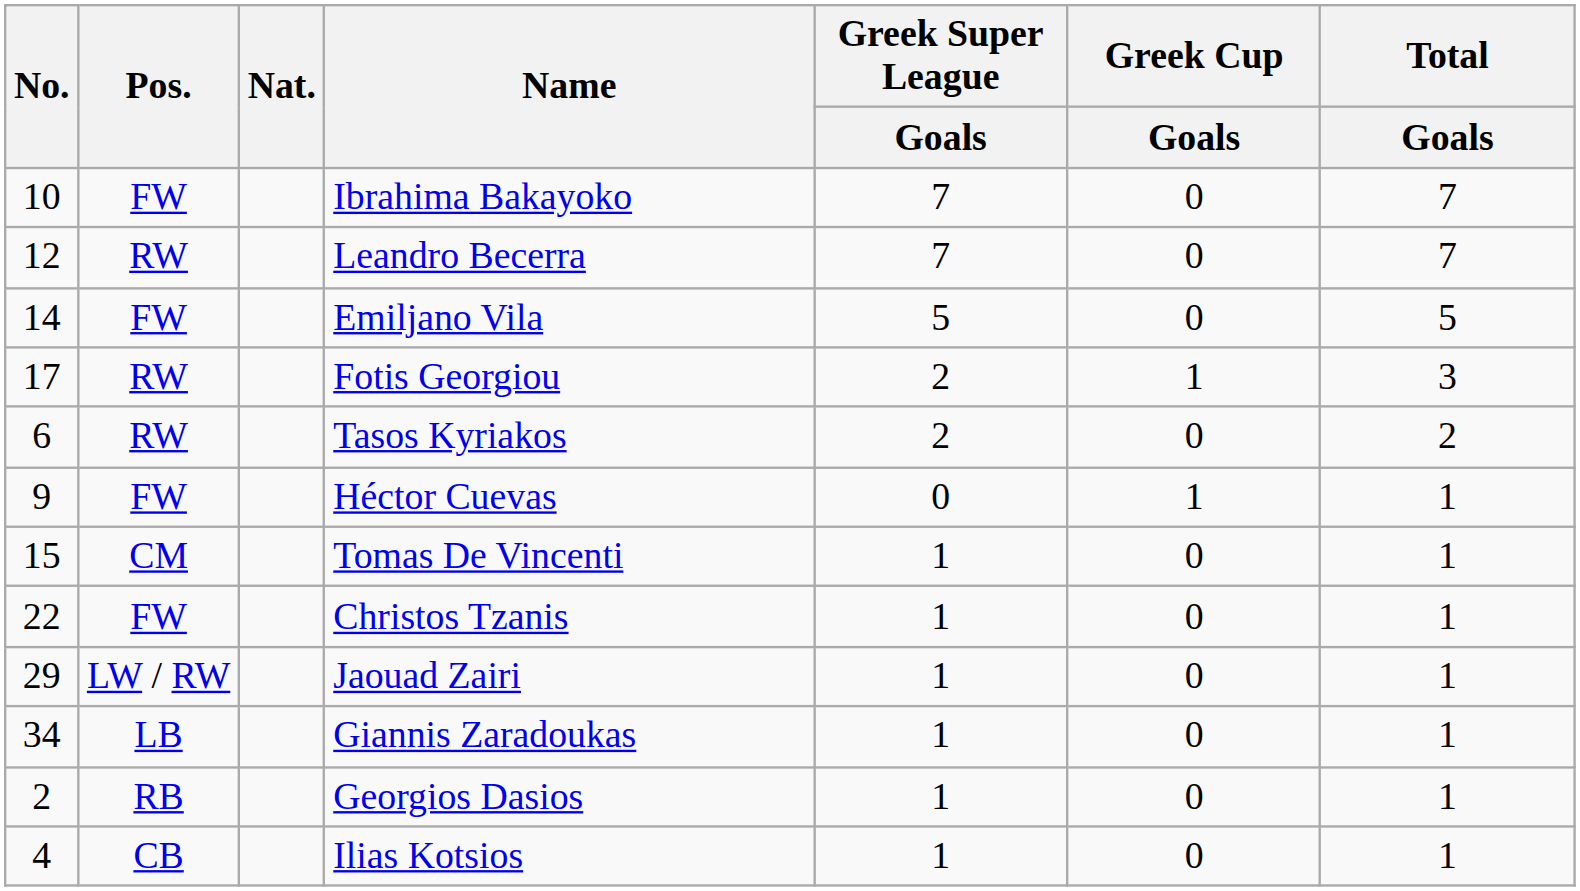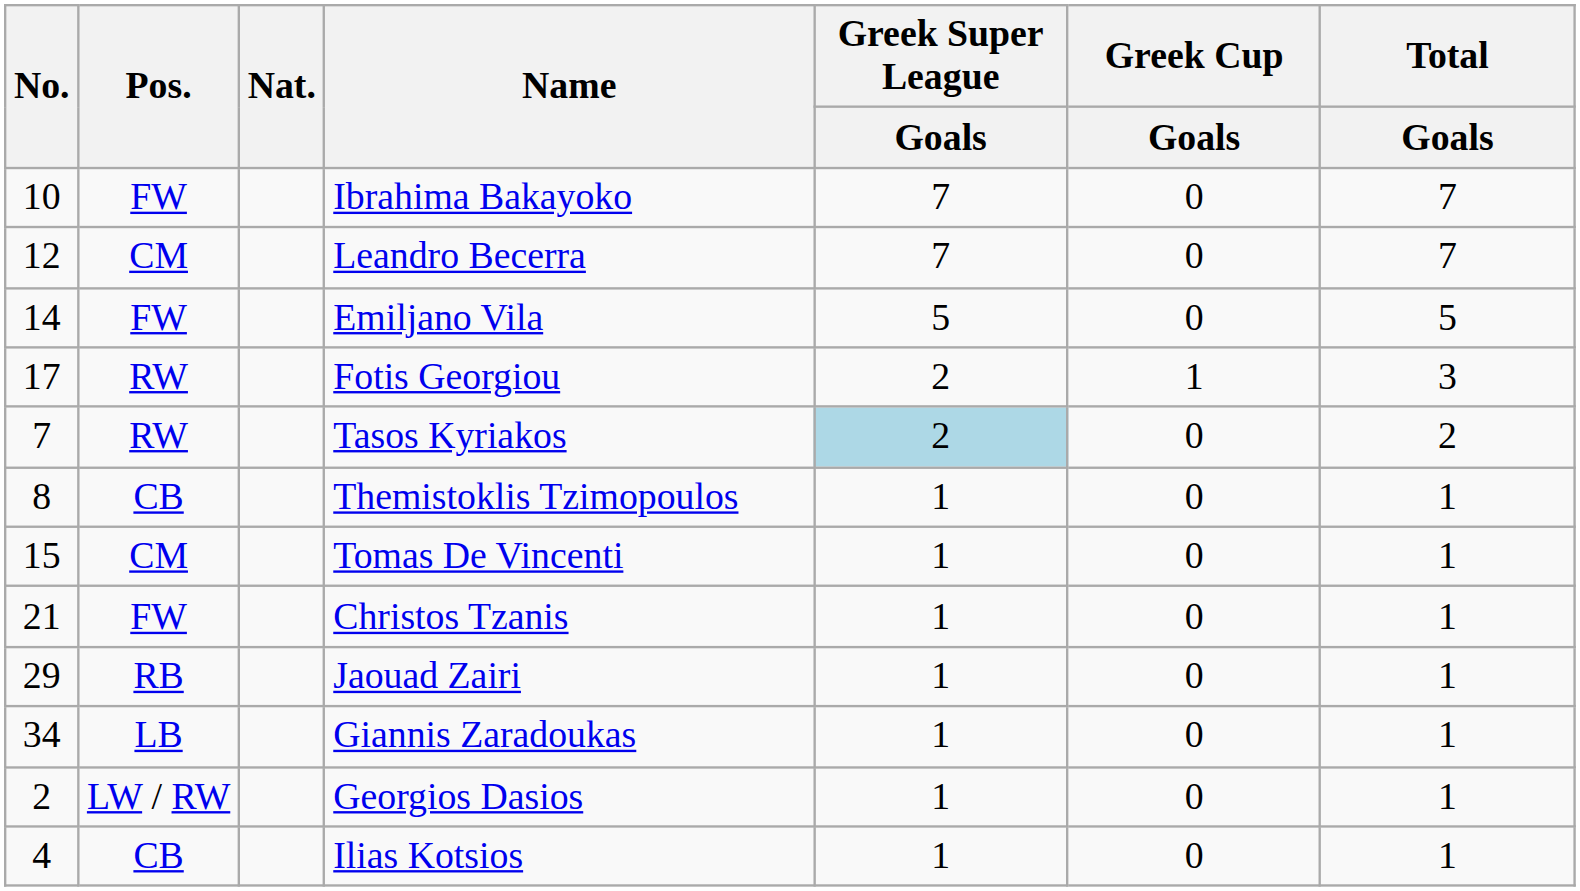(159, 256) RW -> (159, 256) CM
(42, 436) 6 -> (42, 436) 7
(941, 436) no background -> (941, 436) lightblue background
+ row: (536, 496)
- row: (445, 496)
(42, 615) 22 -> (42, 615) 21
(159, 675) LW / RW -> (159, 675) RB
(159, 795) RB -> (159, 795) LW / RW
